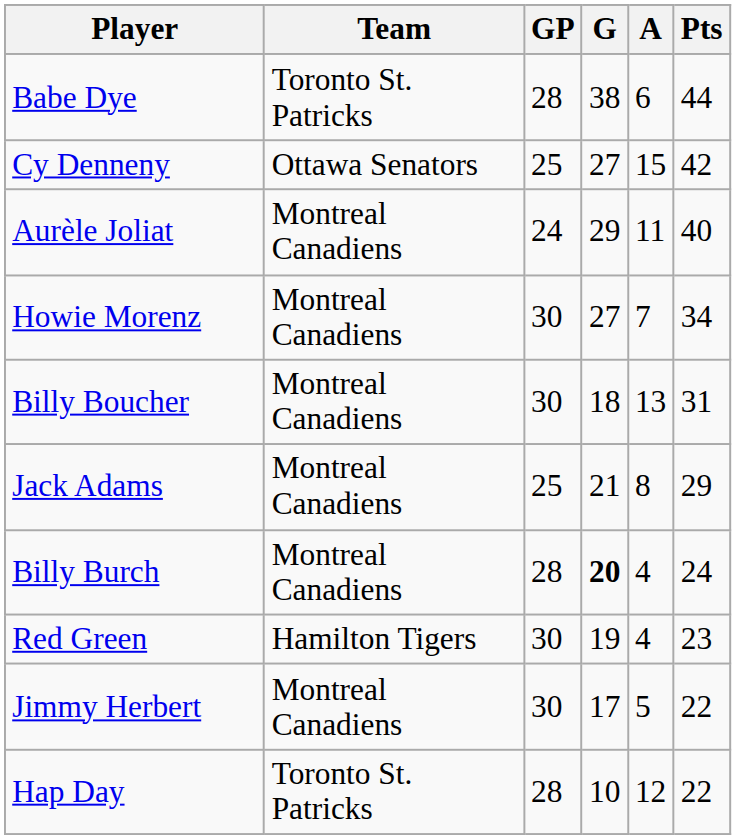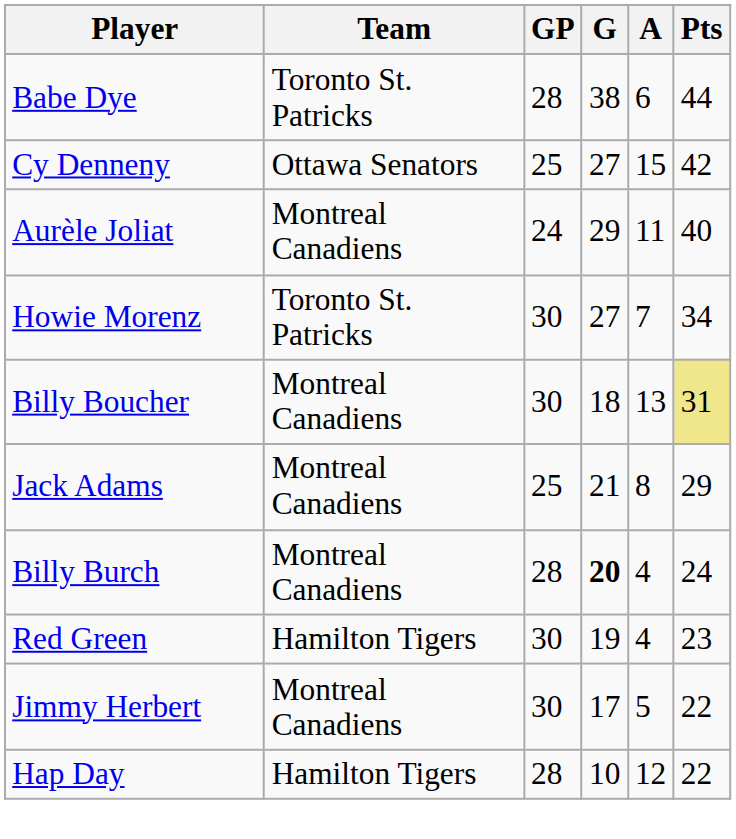(337, 316) Montreal Canadiens -> (342, 316) Toronto St. Patricks
(696, 401) no background -> (696, 401) khaki background
(342, 791) Toronto St. Patricks -> (374, 773) Hamilton Tigers
